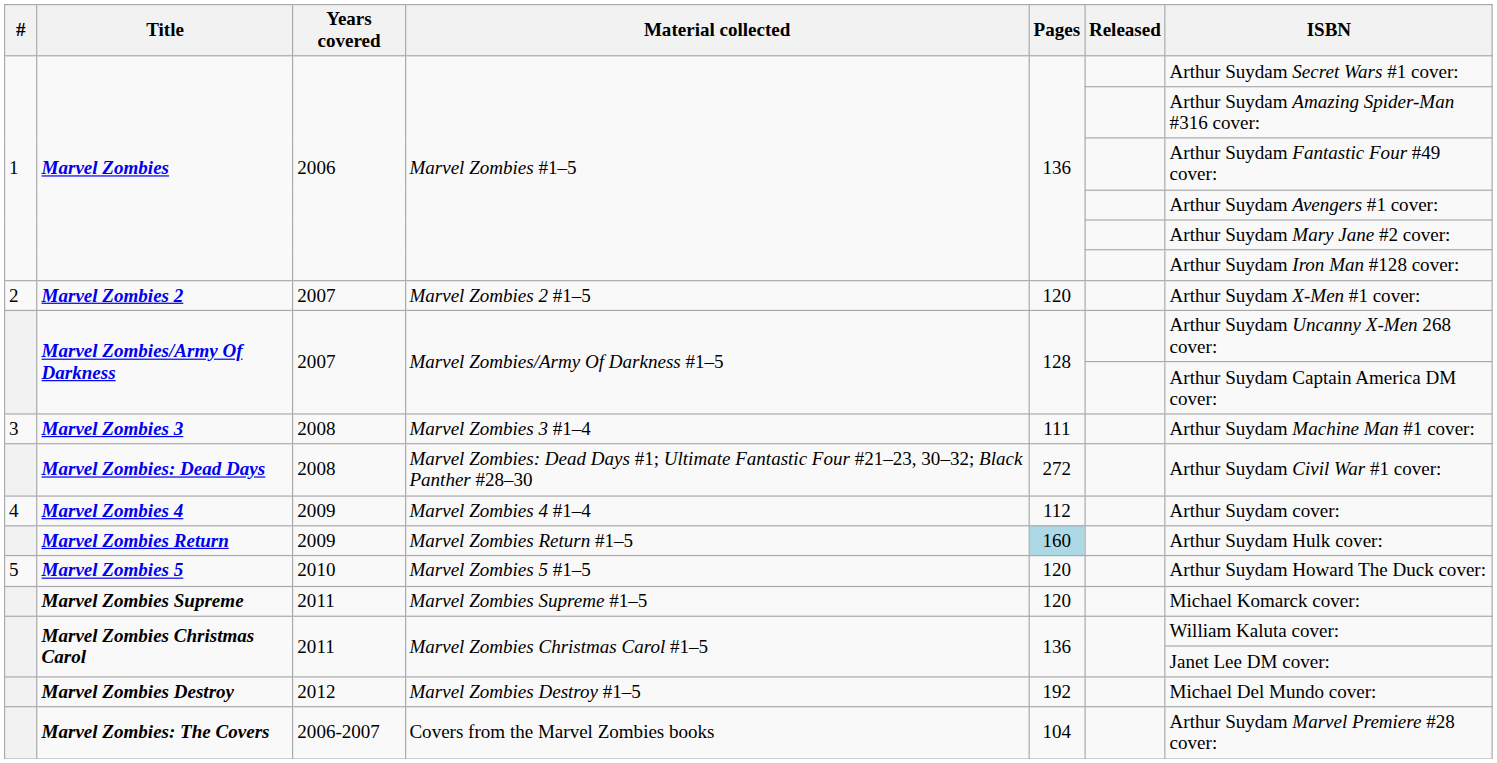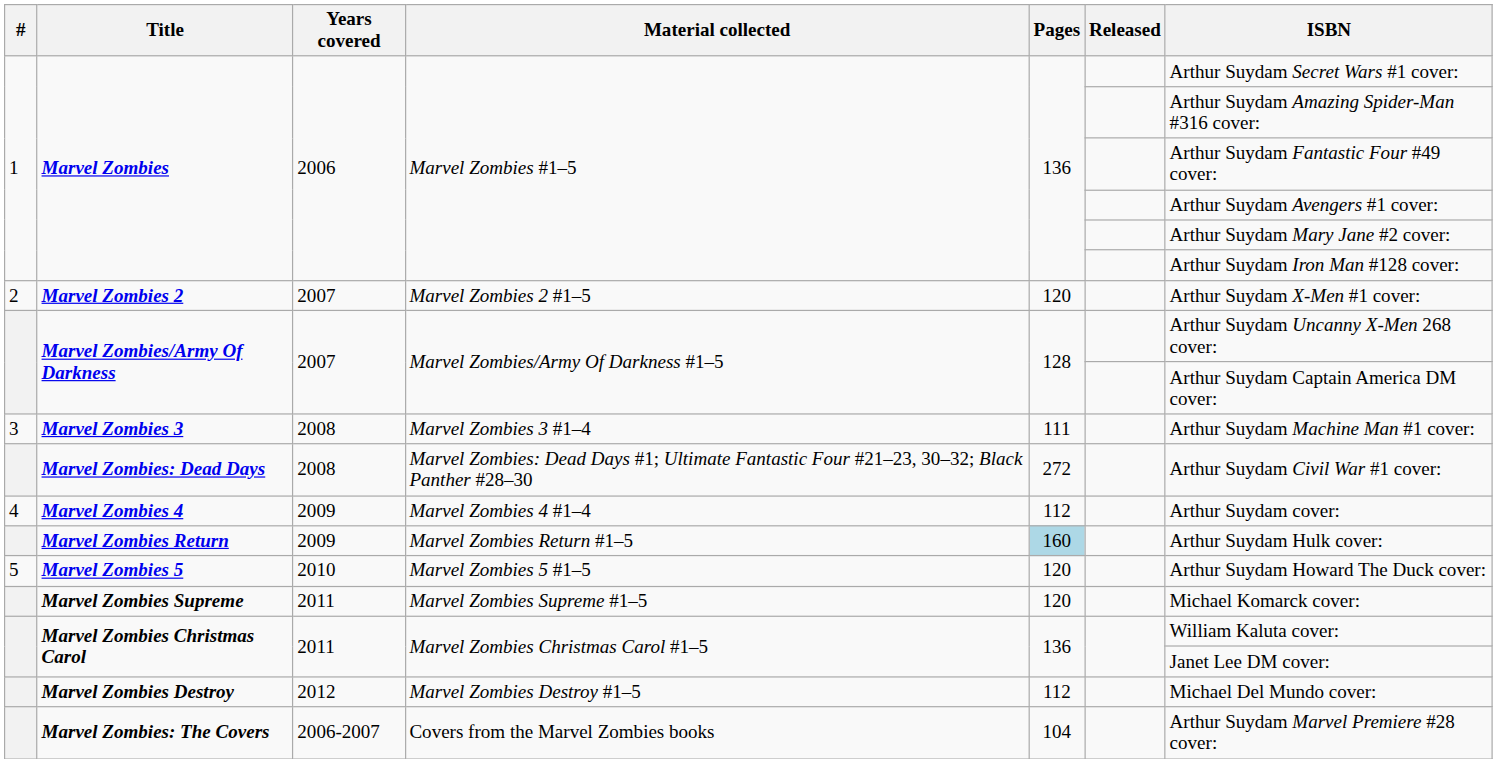(1057, 691) 192 -> (1057, 691) 112
